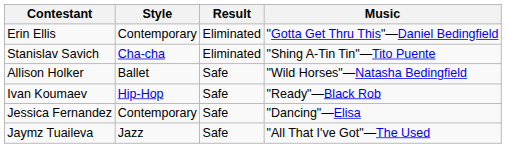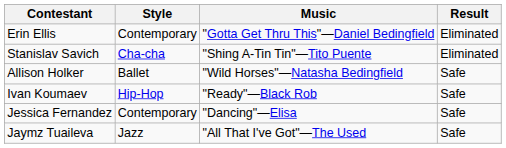columns swapped: (383, 14) <-> (232, 14)
